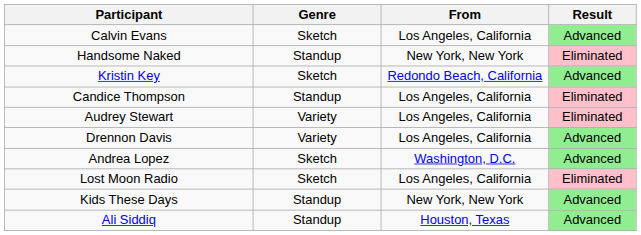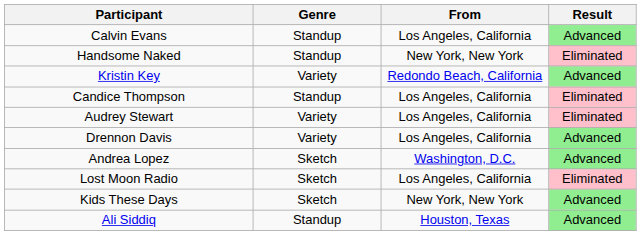(317, 35) Sketch -> (317, 35) Standup
(317, 76) Sketch -> (317, 76) Variety
(317, 199) Standup -> (317, 199) Sketch
